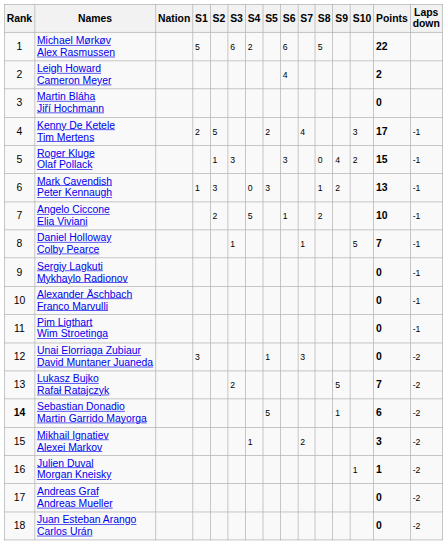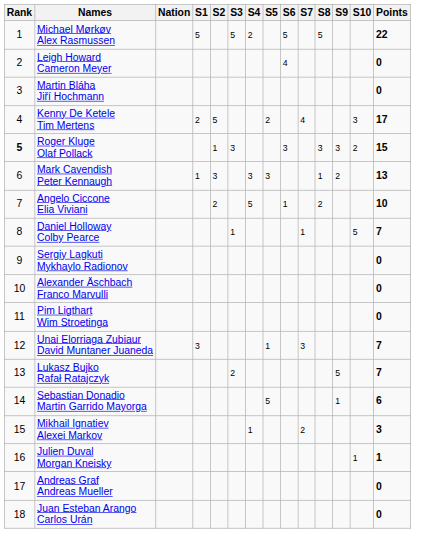- column: (426, 18)
(233, 47) 6 -> (233, 35) 5
(285, 47) 6 -> (285, 35) 5
(379, 74) 2 -> (379, 63) 0
(19, 159) normal -> (19, 147) bold
(320, 160) 0 -> (320, 148) 3
(338, 160) 4 -> (338, 148) 3
(250, 188) 0 -> (250, 176) 3
(379, 356) 0 -> (379, 345) 7
(19, 413) bold -> (19, 401) normal
